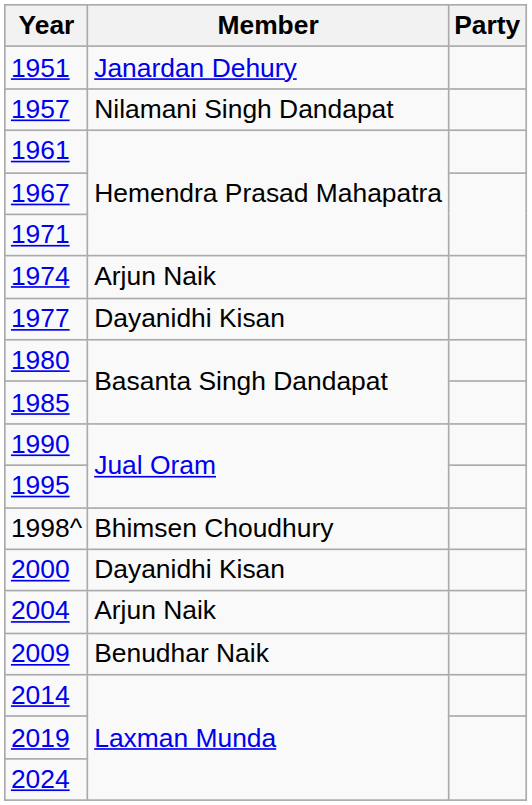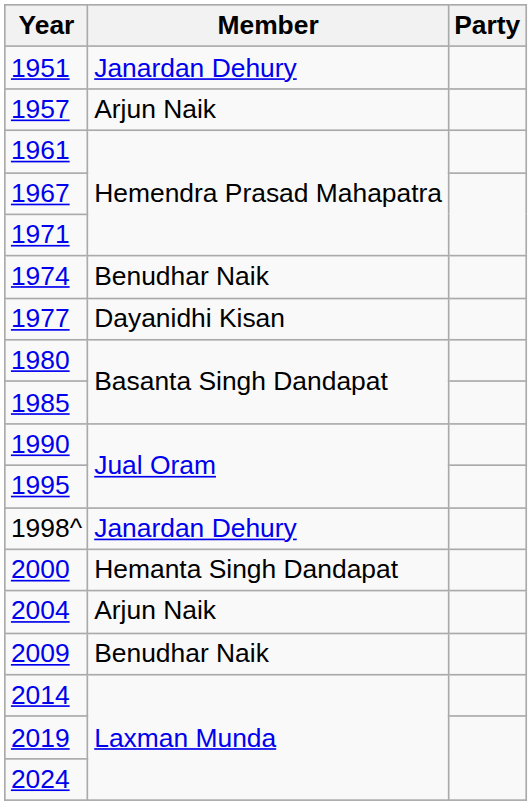(244, 109) Nilamani Singh Dandapat -> (155, 109) Arjun Naik
(155, 276) Arjun Naik -> (182, 276) Benudhar Naik
(214, 527) Bhimsen Choudhury -> (195, 527) Janardan Dehury
(190, 569) Dayanidhi Kisan -> (246, 569) Hemanta Singh Dandapat
